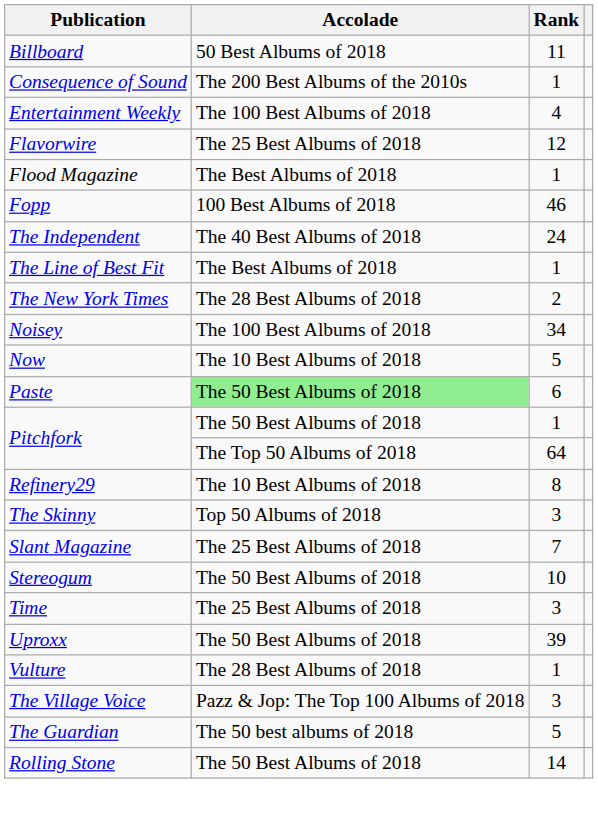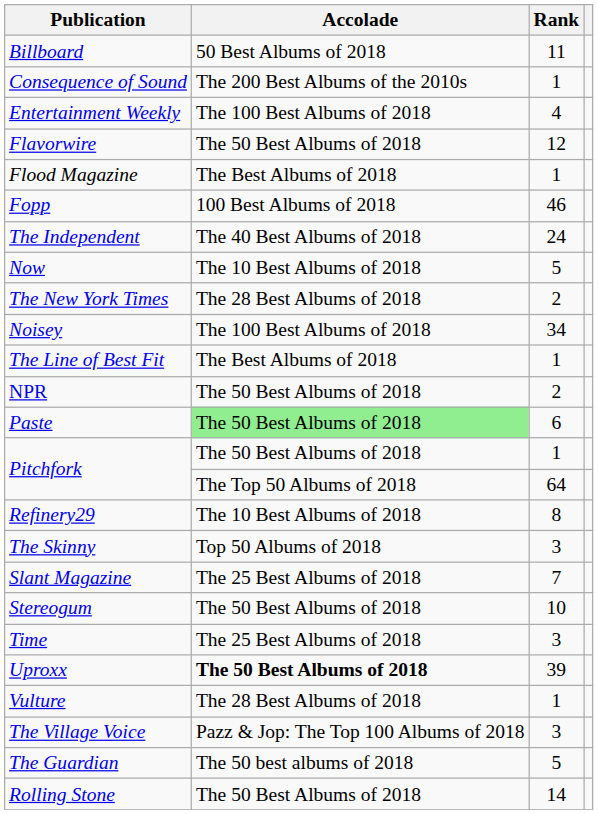(308, 143) The 25 Best Albums of 2018 -> (308, 143) The 50 Best Albums of 2018
rows swapped: (87, 267) <-> (27, 360)
+ row: (28, 391)
(308, 639) normal -> (312, 670) bold
